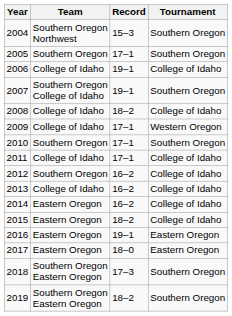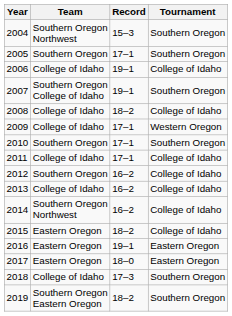(67, 204) Eastern Oregon -> (70, 209) Southern Oregon Northwest
(70, 271) Southern Oregon Eastern Oregon -> (68, 277) College of Idaho
